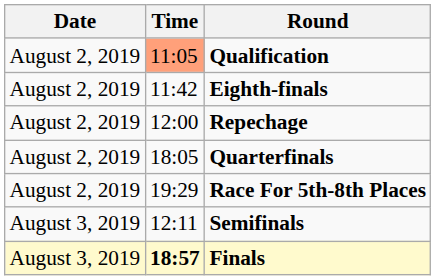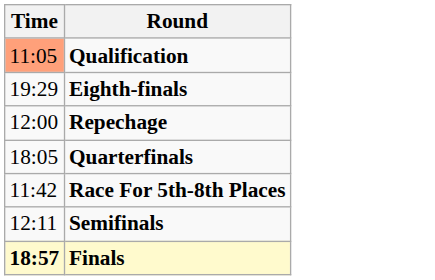- column: (75, 21)
(174, 88) 11:42 -> (34, 88) 19:29
(174, 190) 19:29 -> (33, 190) 11:42
